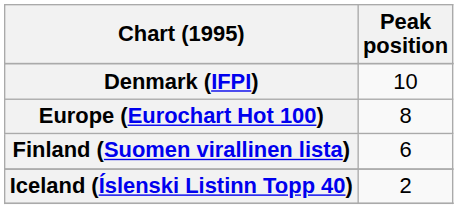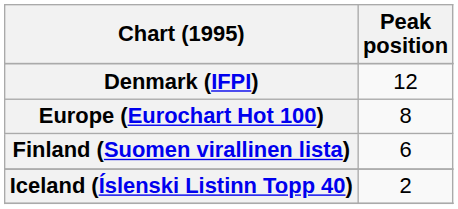(406, 81) 10 -> (406, 81) 12
